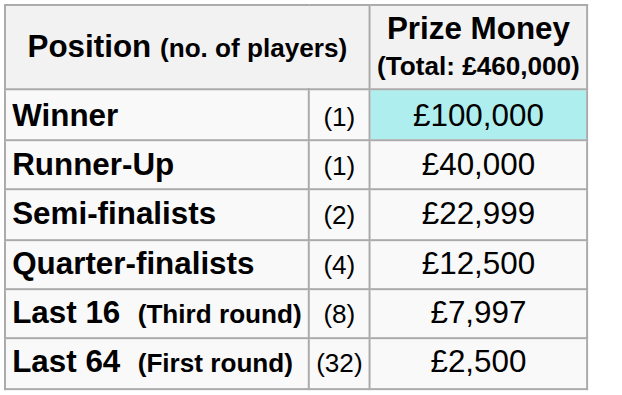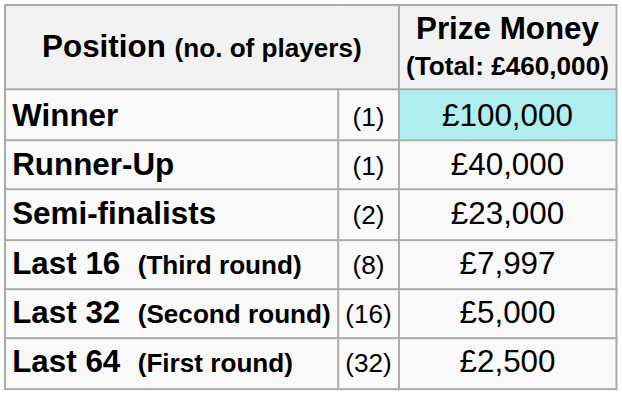(478, 213) £22,999 -> (508, 213) £23,000
- row: (133, 263)
+ row: (171, 313)
